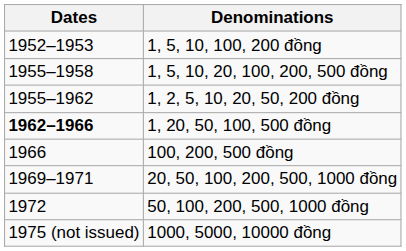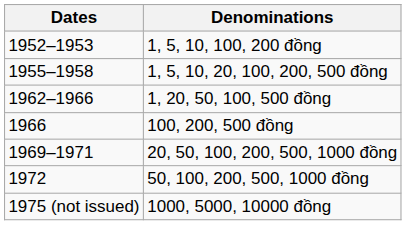- row: (253, 98)
(51, 125) bold -> (51, 98) normal
